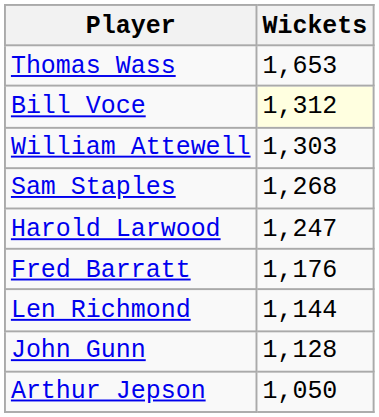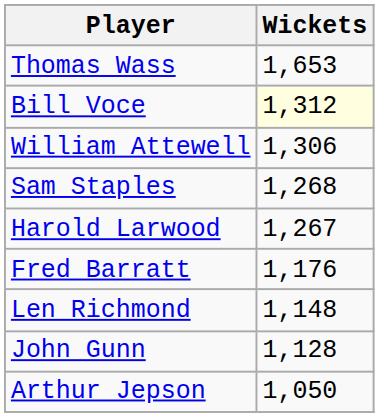(300, 147) 1,303 -> (300, 147) 1,306
(300, 229) 1,247 -> (300, 229) 1,267
(300, 310) 1,144 -> (300, 310) 1,148
